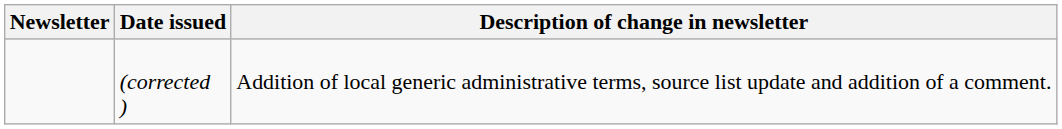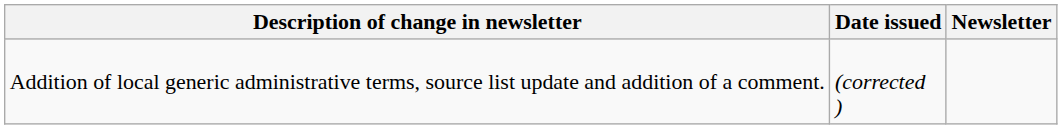columns swapped: (60, 21) <-> (644, 21)
